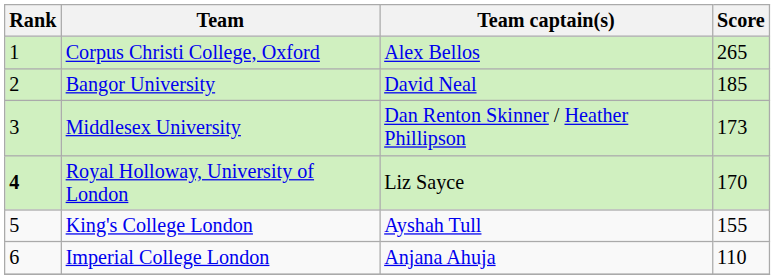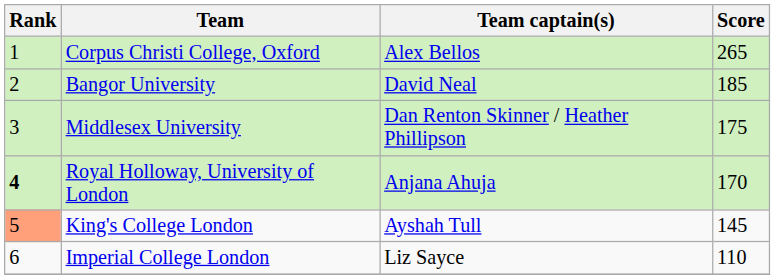(732, 127) 173 -> (732, 127) 175
(424, 182) Liz Sayce -> (440, 182) Anjana Ahuja
(14, 225) no background -> (14, 225) lightsalmon background
(732, 225) 155 -> (732, 225) 145
(440, 257) Anjana Ahuja -> (424, 257) Liz Sayce
